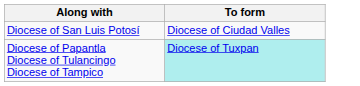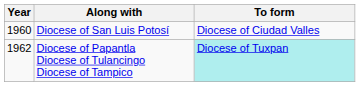+ column: (19, 13)
